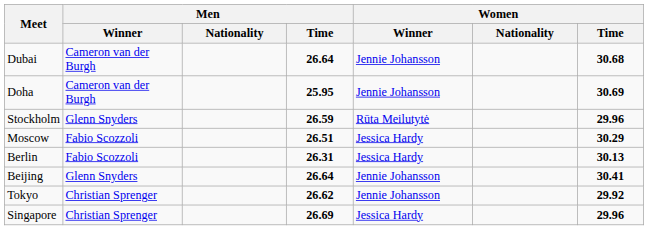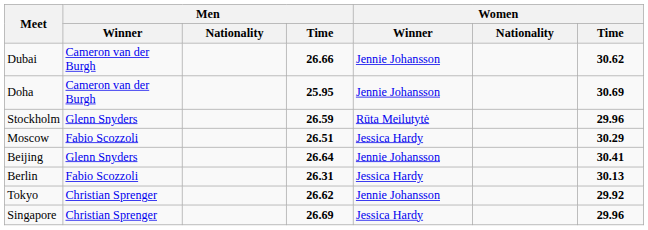(320, 59) 26.64 -> (320, 59) 26.66
(610, 59) 30.68 -> (610, 59) 30.62
rows swapped: (22, 157) <-> (25, 176)
